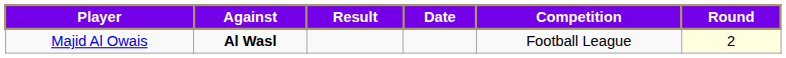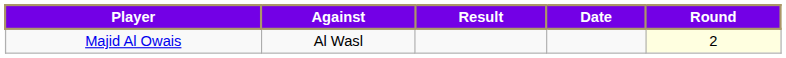- column: (579, 17)
(250, 41) bold -> (338, 41) normal
